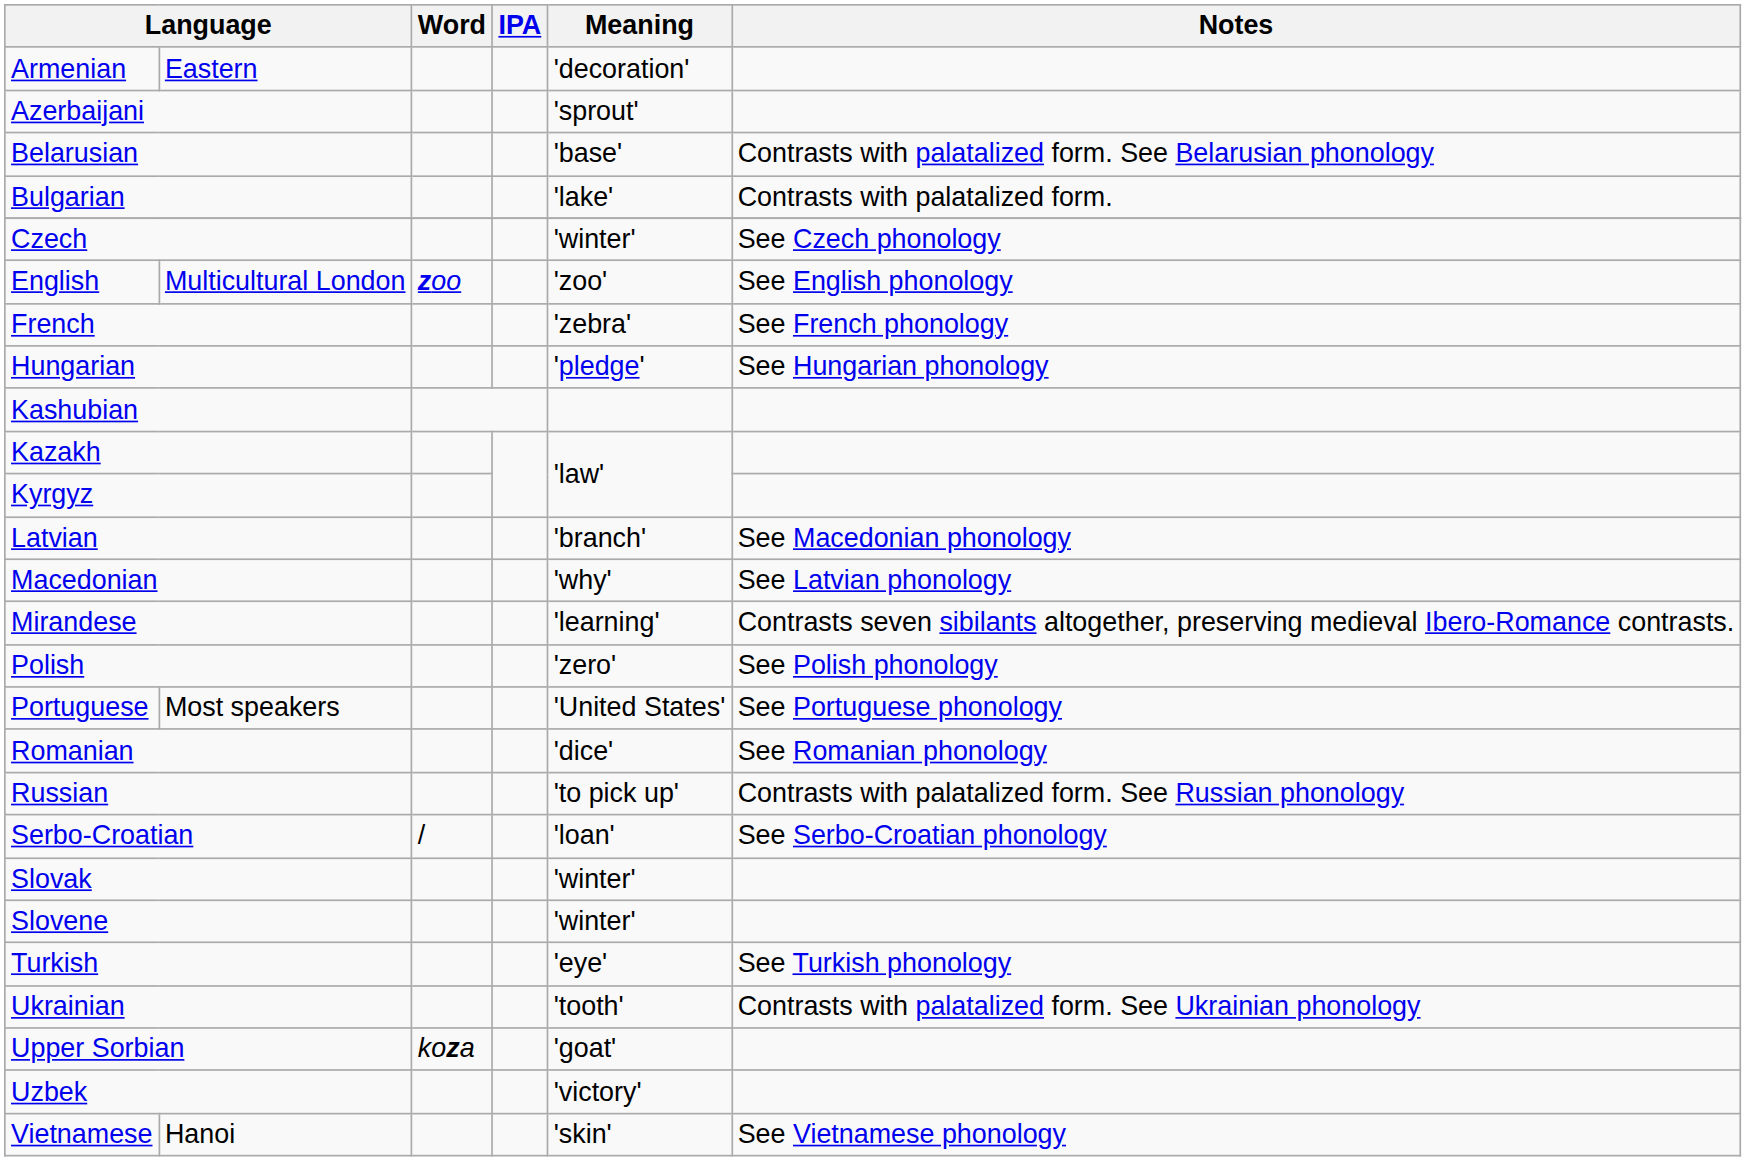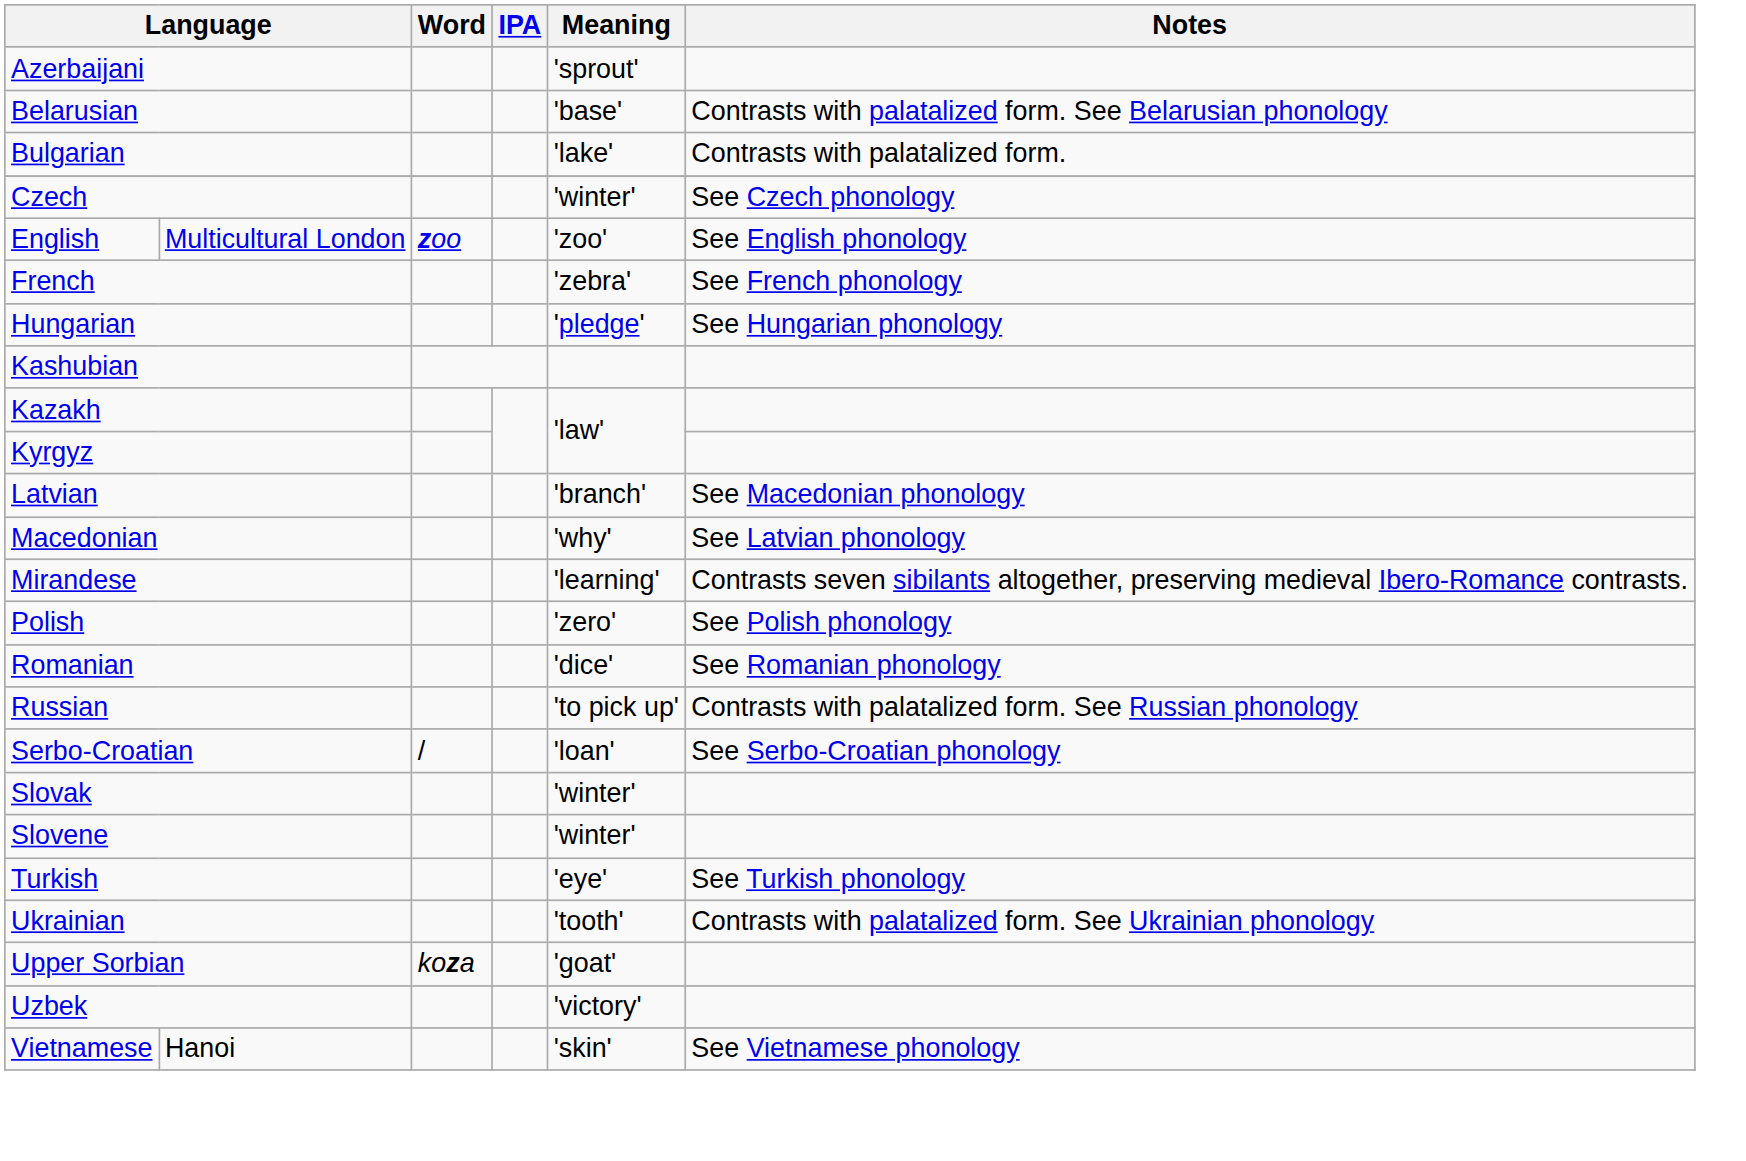- row: (69, 68)
- row: (80, 707)
